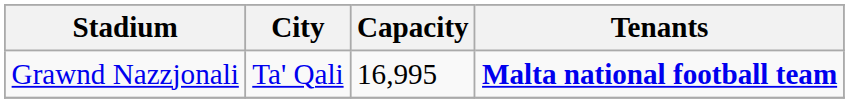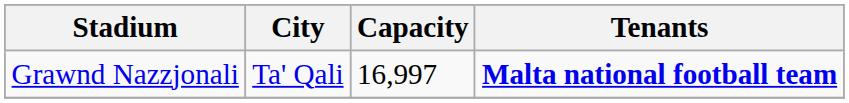(397, 73) 16,995 -> (397, 73) 16,997
